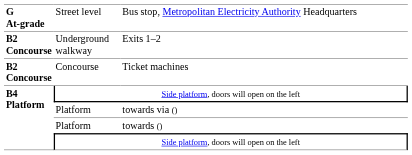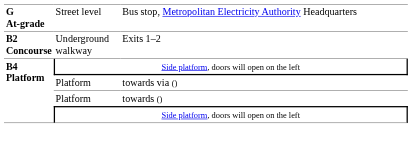- row: (77, 66)
